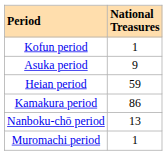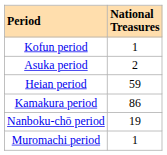(135, 65) 9 -> (135, 65) 2
(135, 121) 13 -> (135, 121) 19
